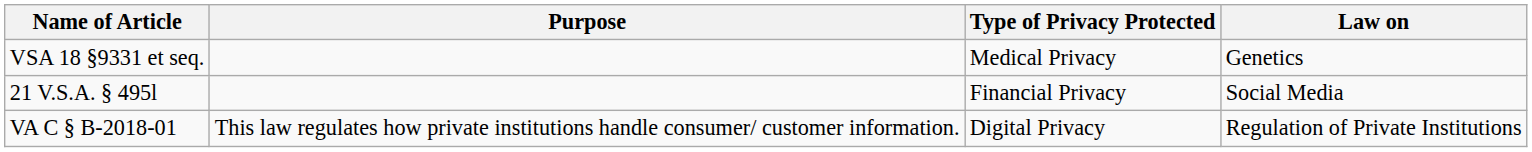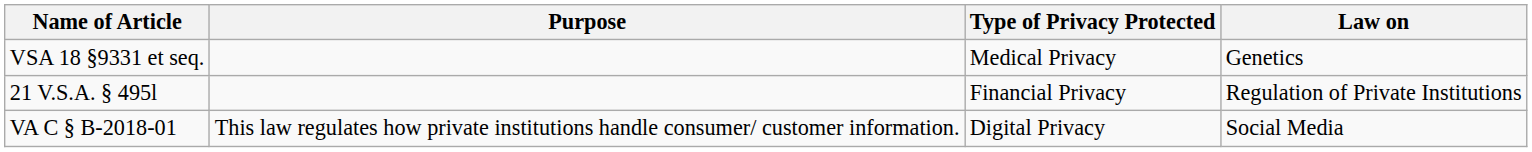(1285, 92) Social Media -> (1374, 92) Regulation of Private Institutions
(1374, 127) Regulation of Private Institutions -> (1285, 127) Social Media
